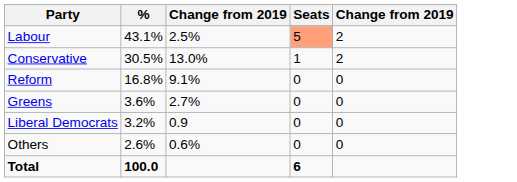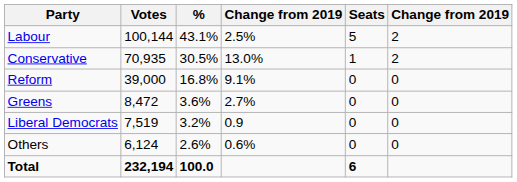+ column: (149, 15)
(297, 36) lightsalmon background -> (352, 36) no background
